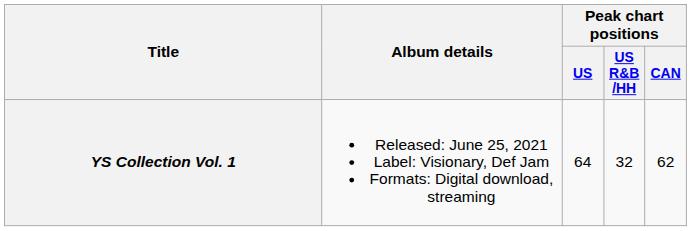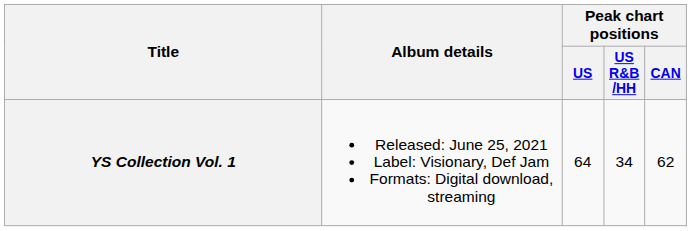(624, 162) 32 -> (624, 162) 34
